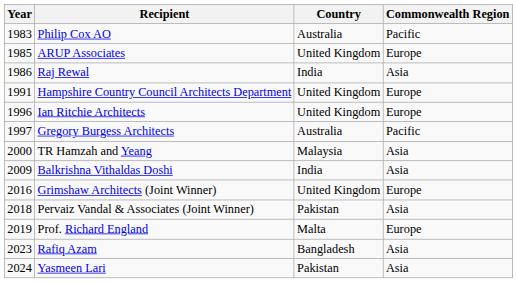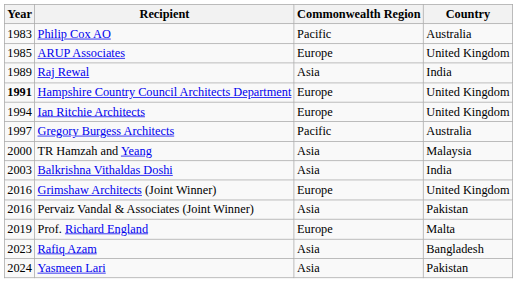columns swapped: (339, 14) <-> (448, 14)
(20, 72) 1986 -> (20, 72) 1989
(20, 92) normal -> (20, 92) bold
(20, 111) 1996 -> (20, 111) 1994
(20, 170) 2009 -> (20, 170) 2003
(20, 209) 2018 -> (20, 209) 2016
